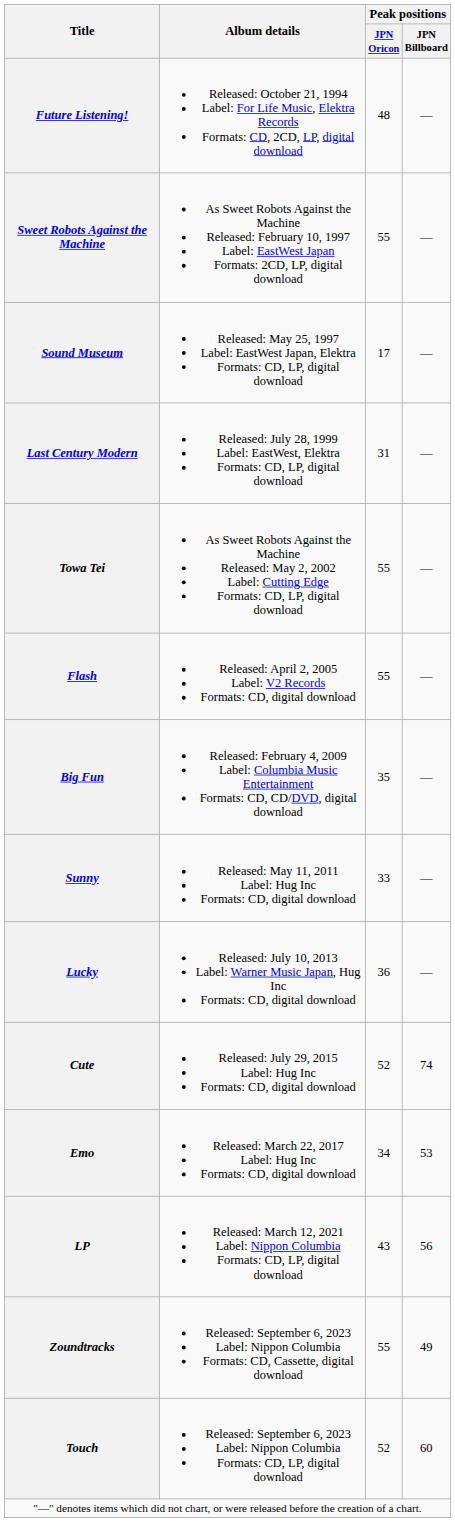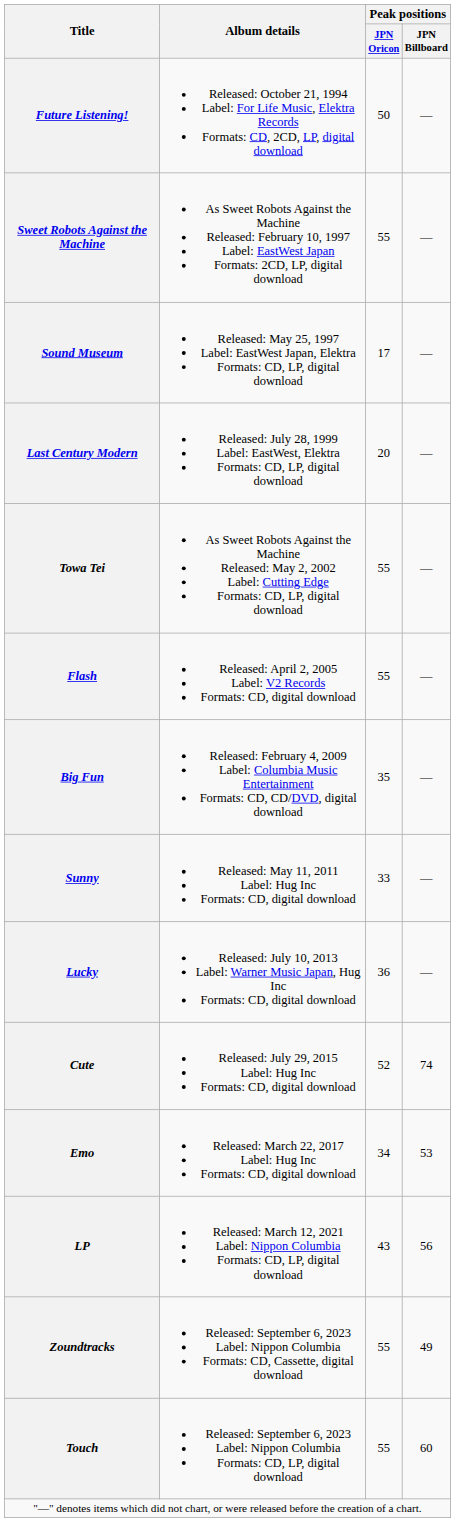(384, 115) 48 -> (384, 115) 50
(384, 453) 31 -> (384, 453) 20
(384, 1448) 52 -> (384, 1448) 55
